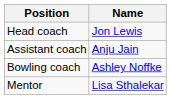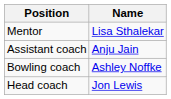rows swapped: (37, 31) <-> (25, 85)
